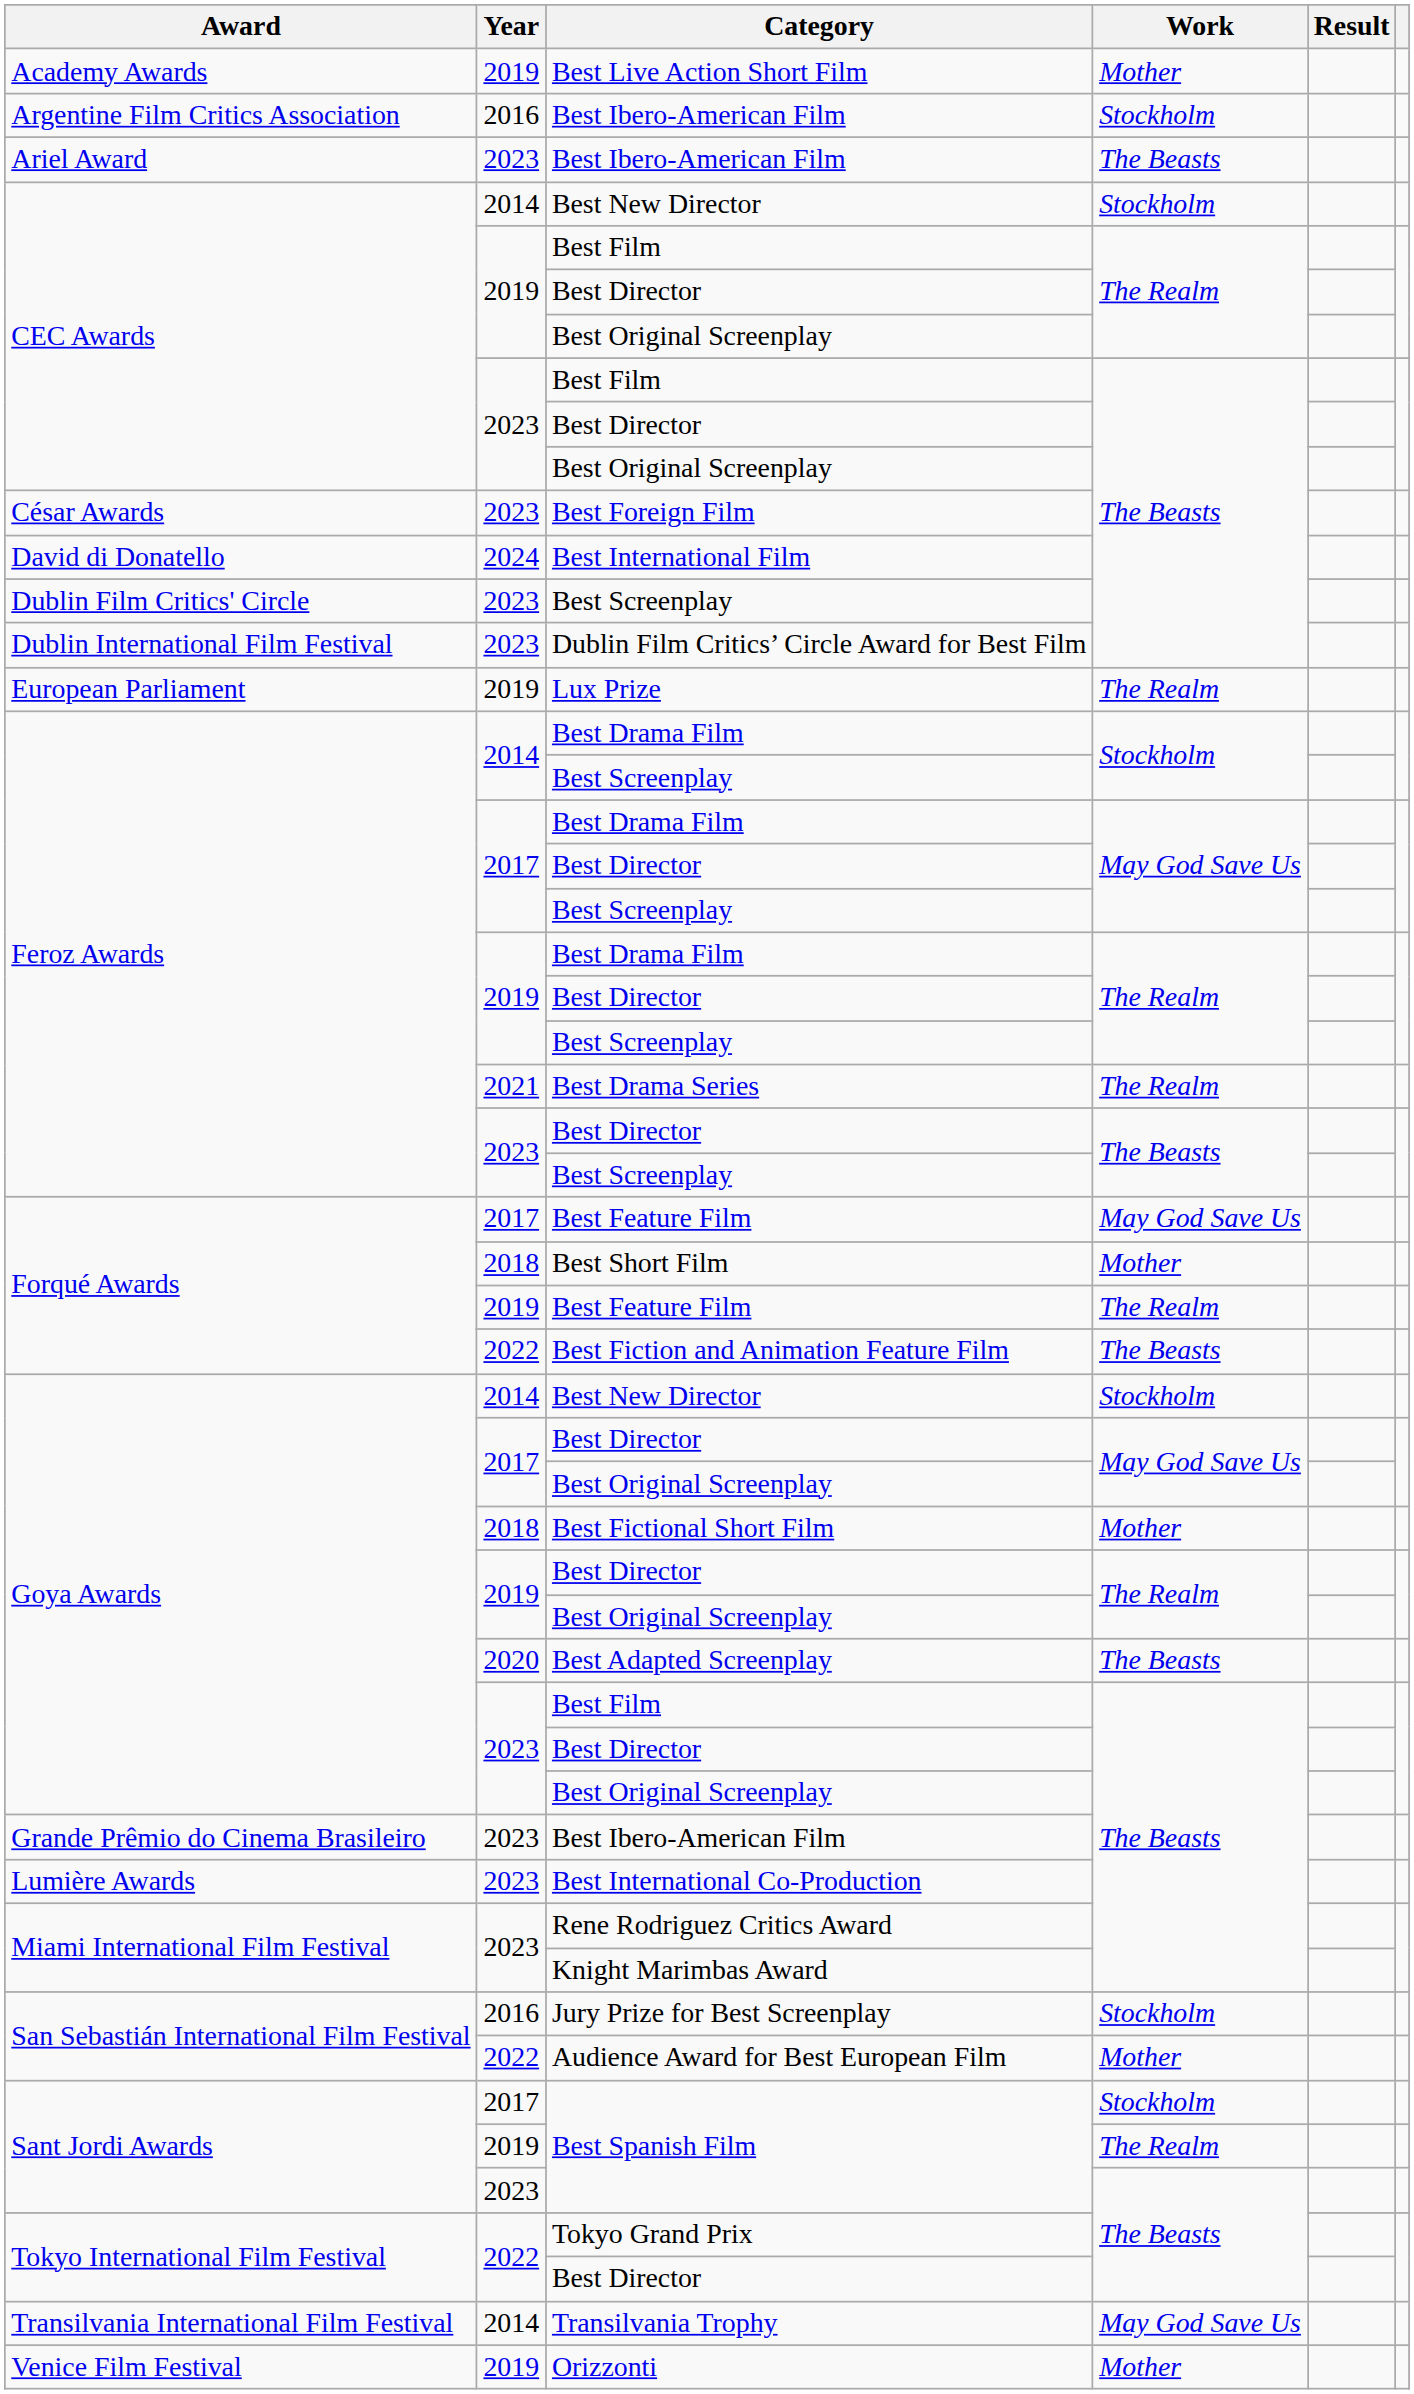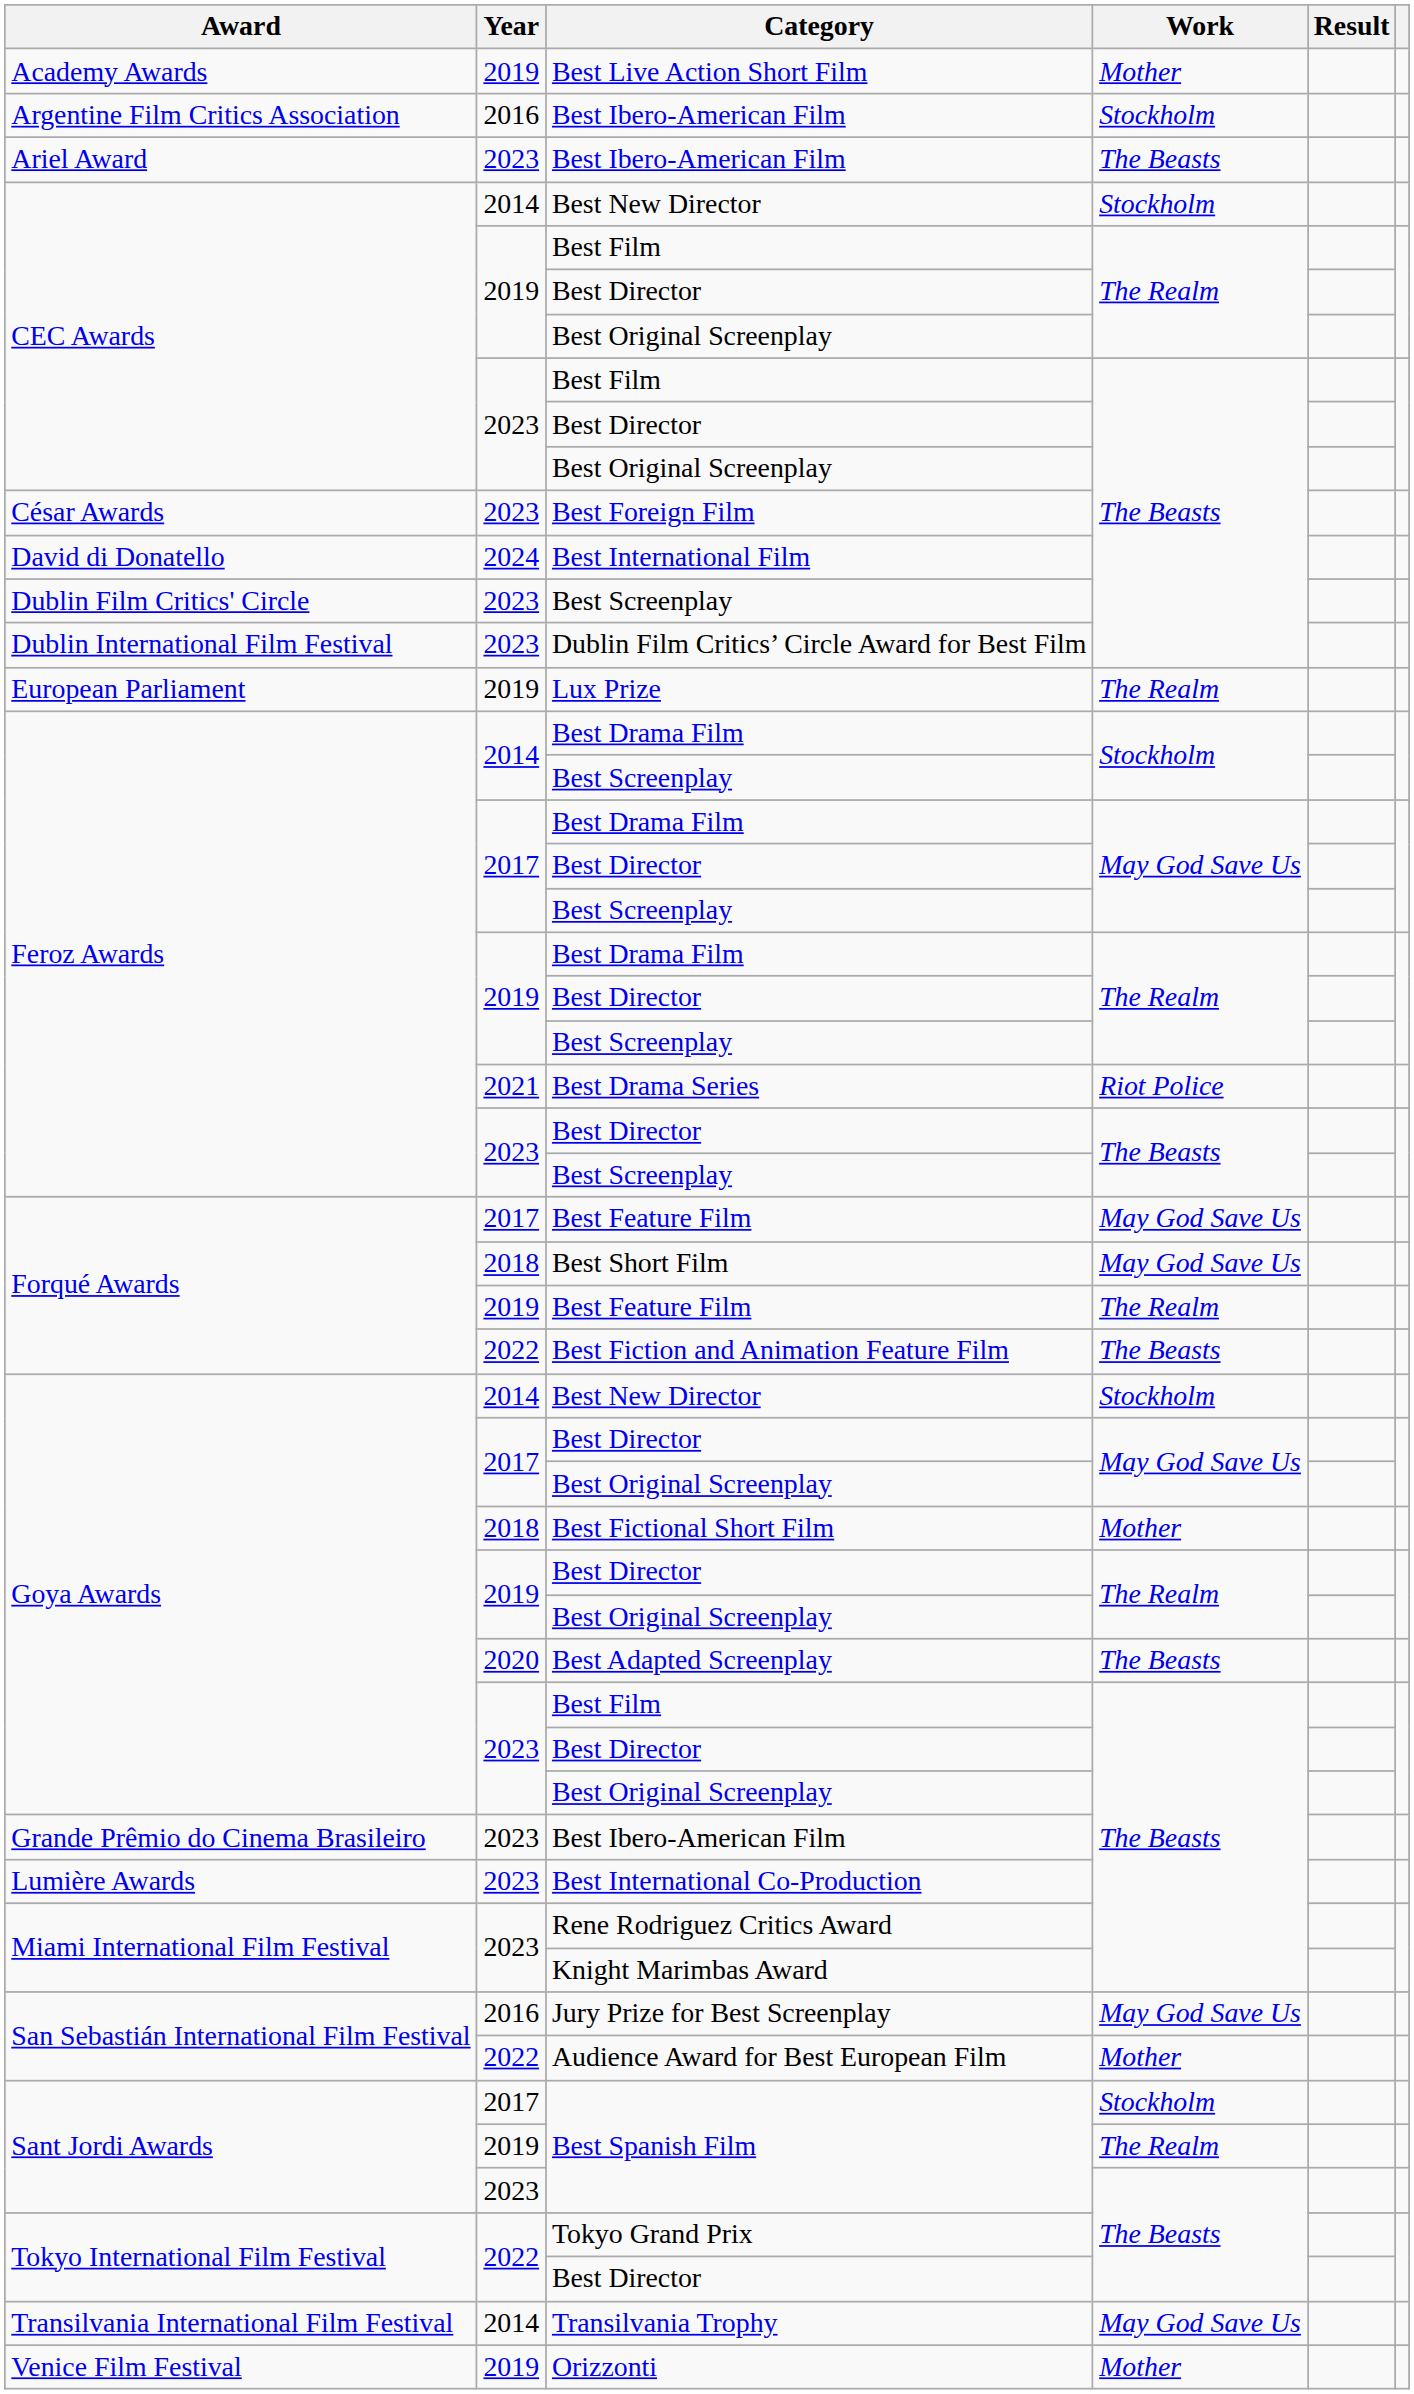(1159, 1086) The Realm -> (1161, 1086) Riot Police
(1140, 1262) Mother -> (1200, 1262) May God Save Us
(1157, 2013) Stockholm -> (1200, 2013) May God Save Us
